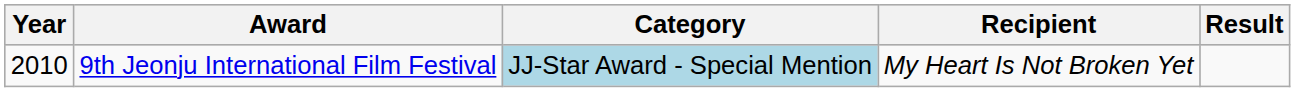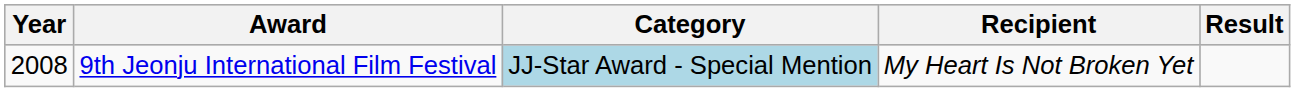(39, 65) 2010 -> (39, 65) 2008
